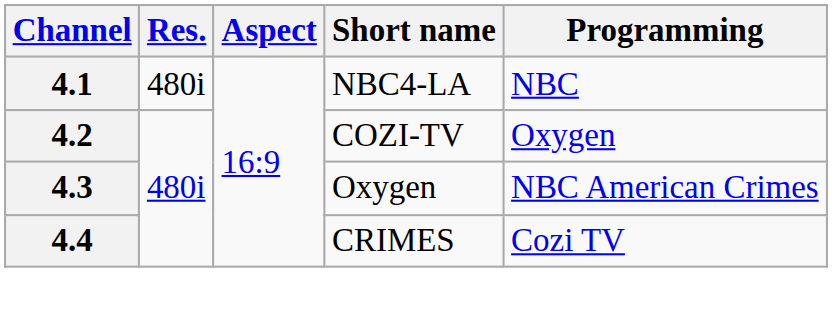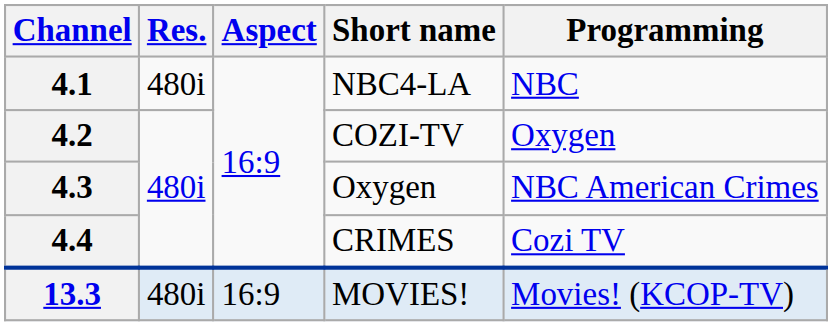+ row: (72, 294)
